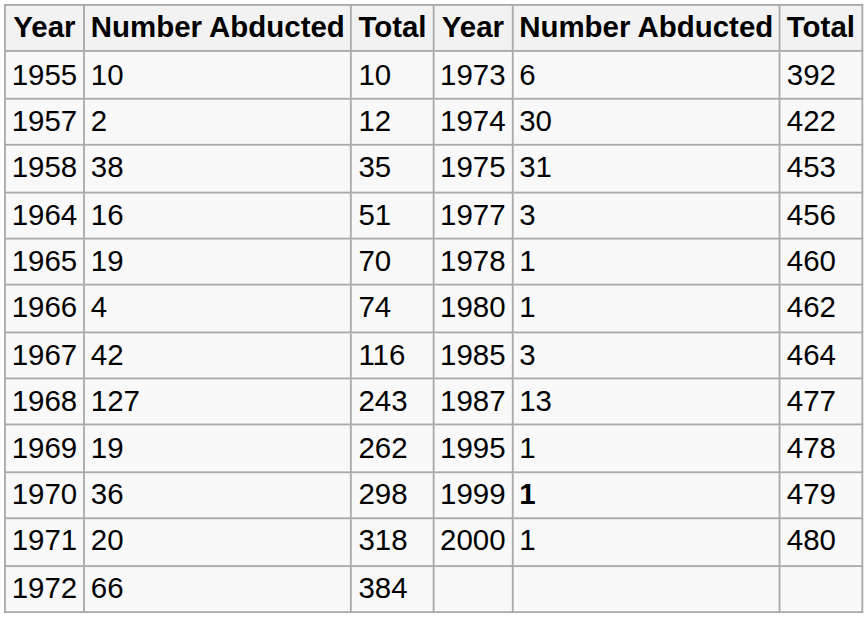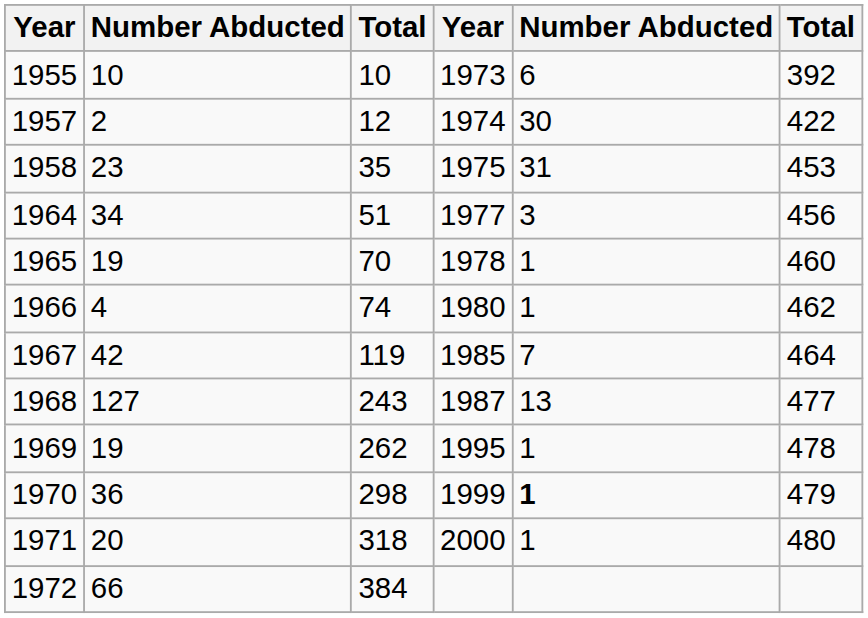(107, 167) 38 -> (107, 167) 23
(107, 214) 16 -> (107, 214) 34
(382, 354) 116 -> (382, 354) 119
(527, 354) 3 -> (527, 354) 7
